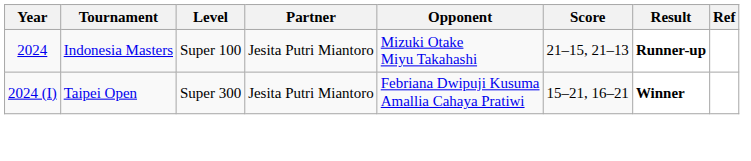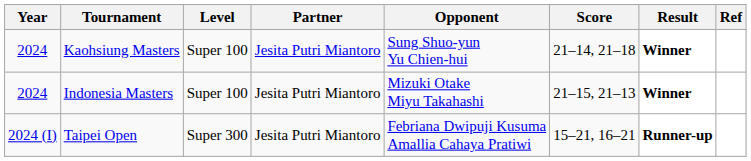+ row: (122, 50)
(671, 50) Runner-up -> (667, 93) Winner
(660, 93) Winner -> (678, 135) Runner-up
